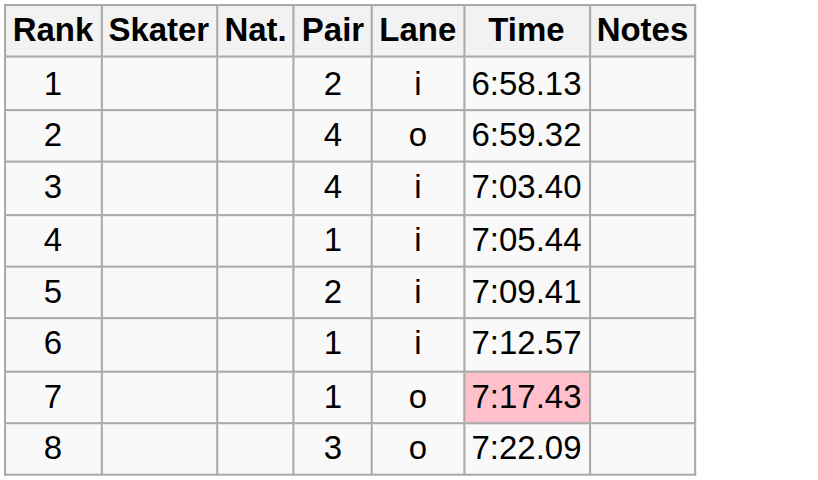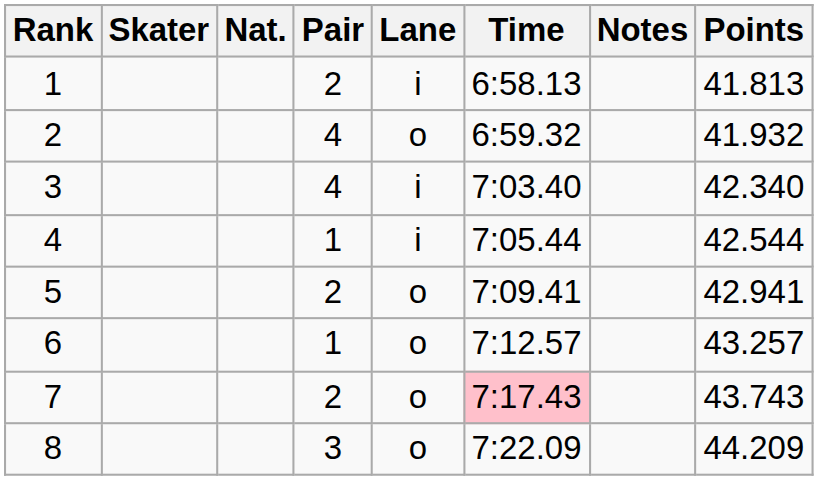+ column: (754, 30)
(418, 291) i -> (418, 291) o
(418, 344) i -> (418, 344) o
(333, 396) 1 -> (333, 396) 2
